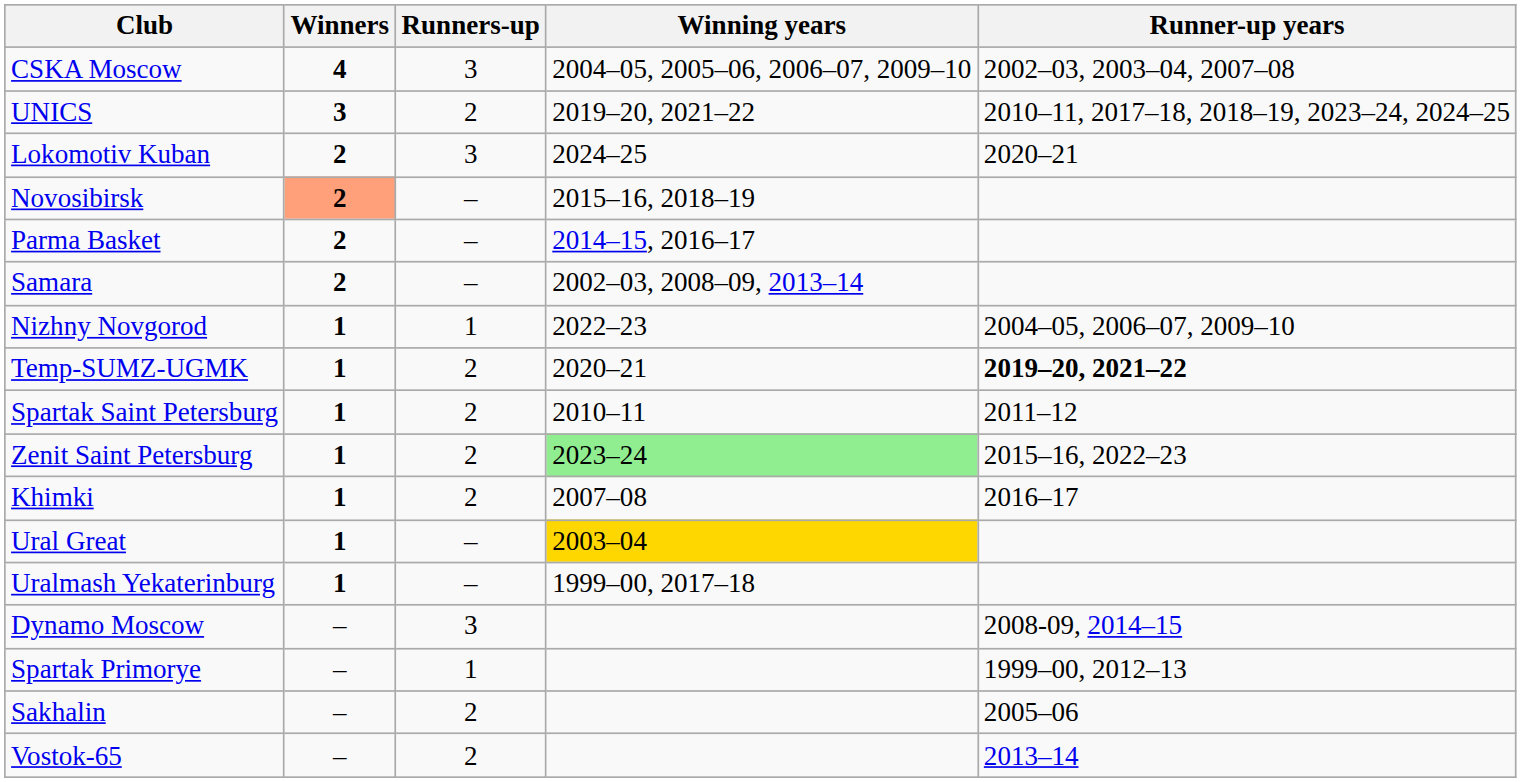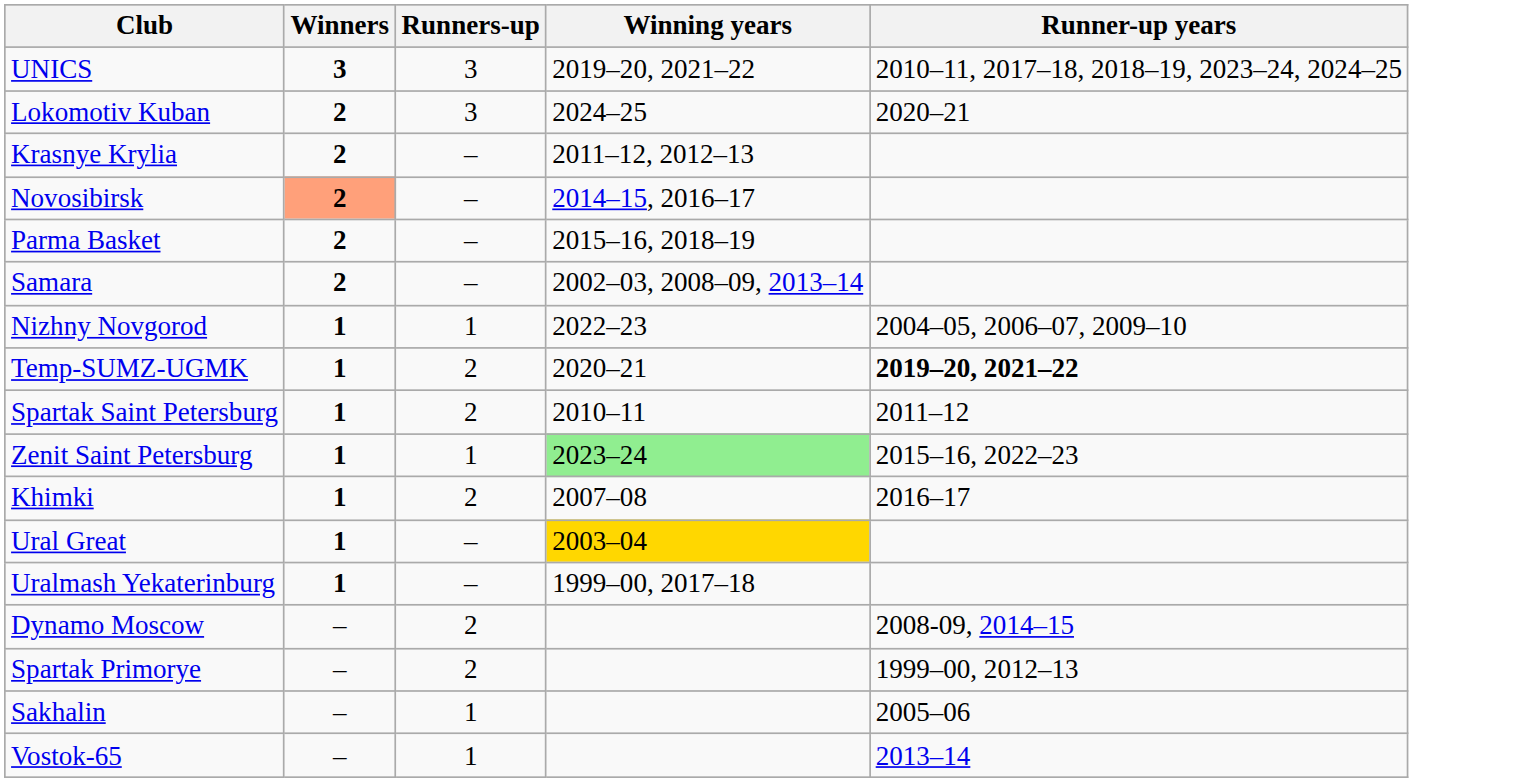- row: (96, 68)
(471, 111) 2 -> (471, 68) 3
+ row: (94, 154)
(654, 197) 2015–16, 2018–19 -> (654, 197) 2014–15, 2016–17
(654, 240) 2014–15, 2016–17 -> (654, 240) 2015–16, 2018–19
(471, 454) 2 -> (471, 454) 1
(471, 626) 3 -> (471, 626) 2
(471, 669) 1 -> (471, 669) 2
(471, 712) 2 -> (471, 712) 1
(471, 754) 2 -> (471, 754) 1
